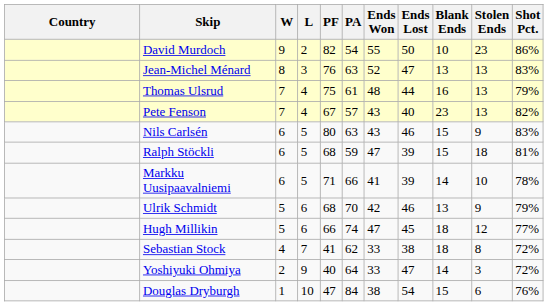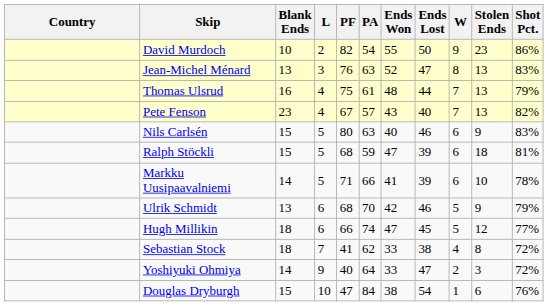columns swapped: (287, 22) <-> (452, 22)
(374, 132) 43 -> (391, 132) 40
